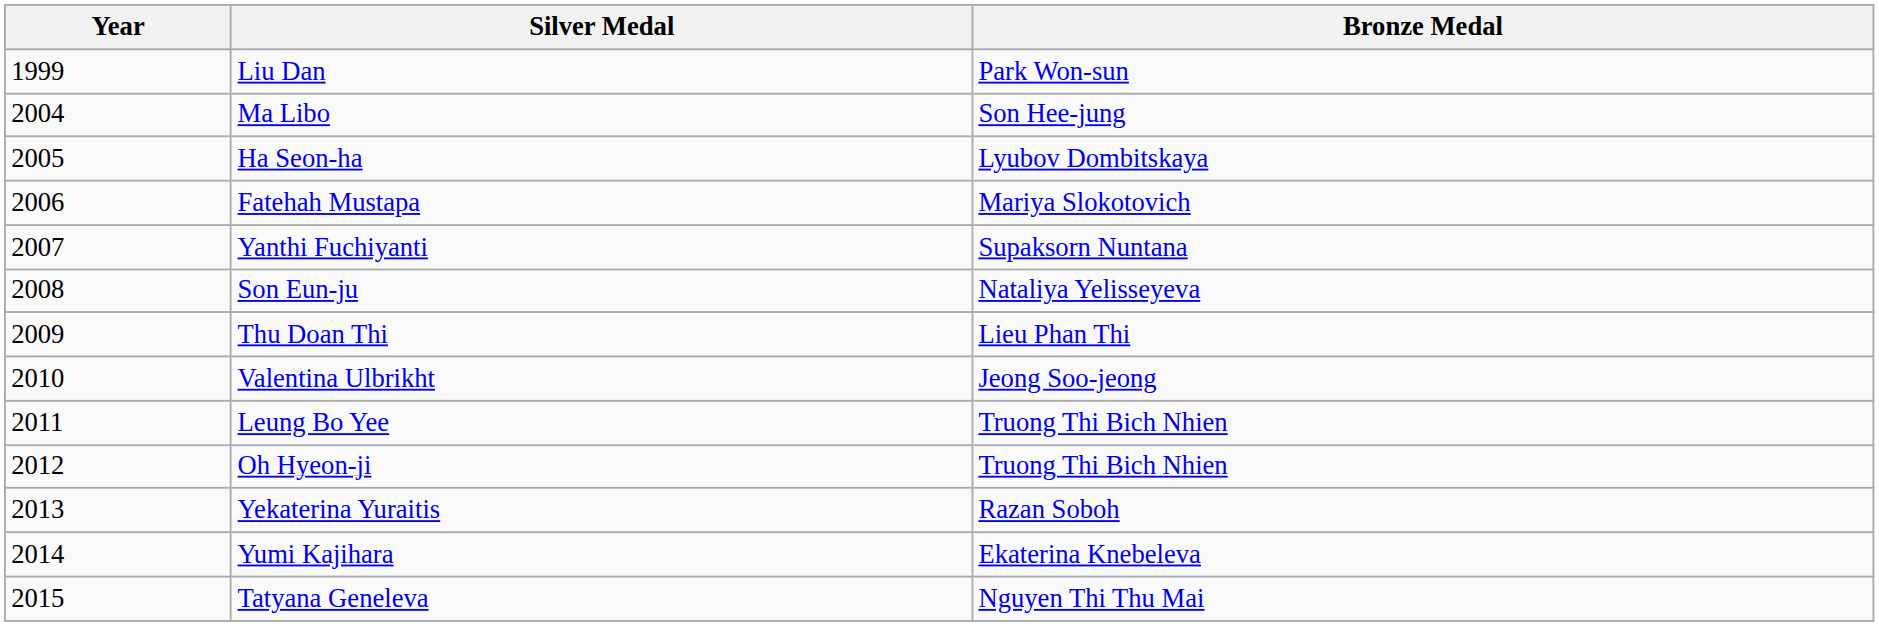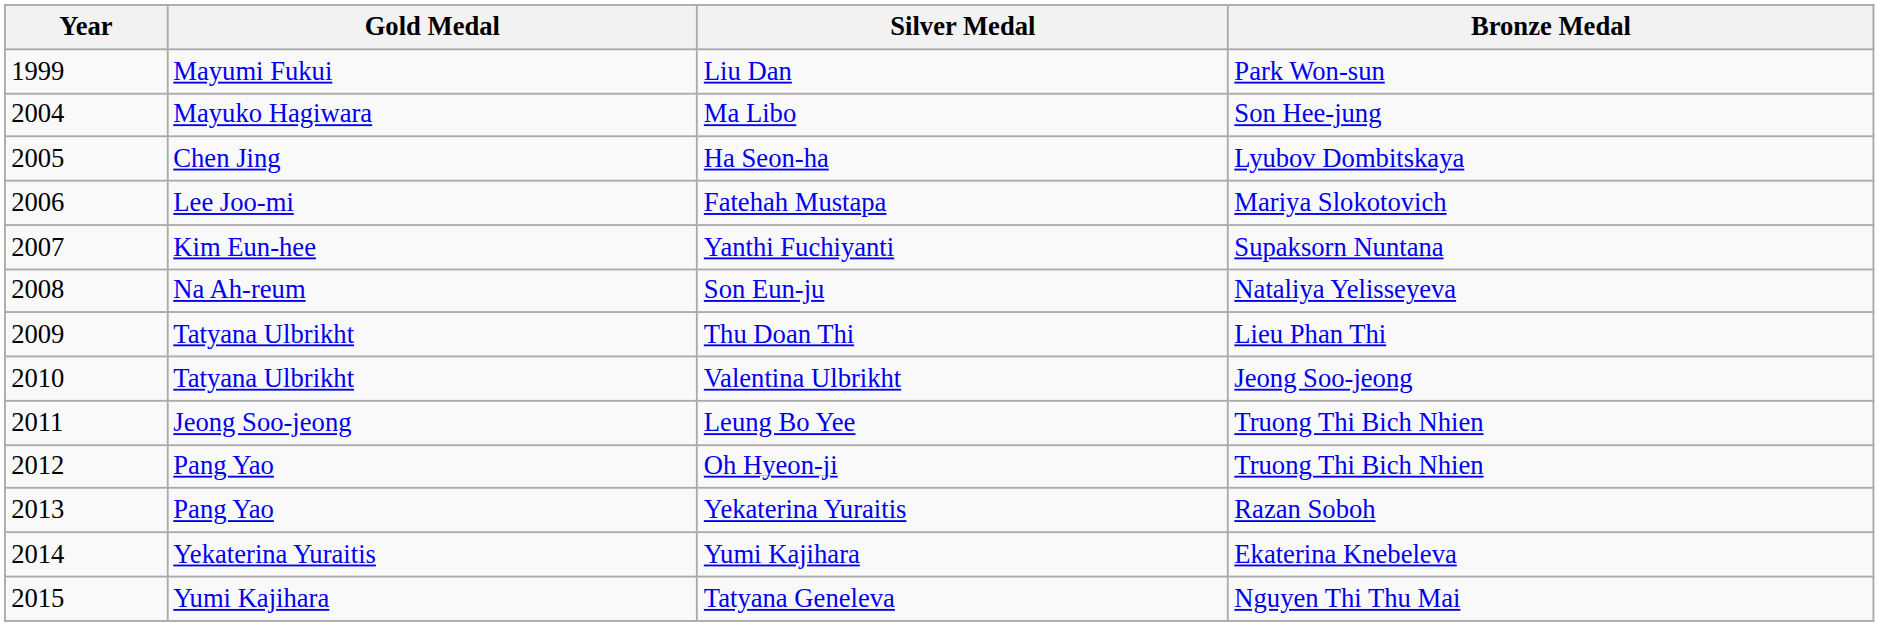+ column: (432, 26)
